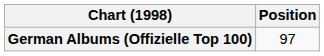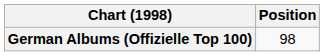(288, 39) 97 -> (288, 39) 98
